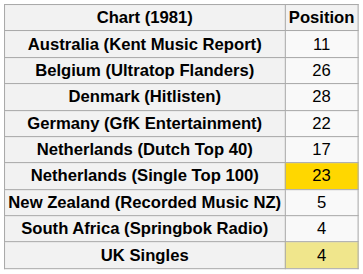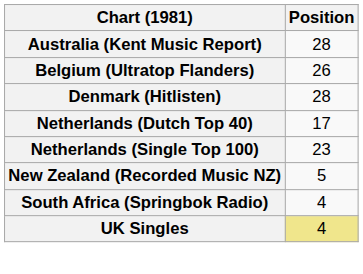(322, 44) 11 -> (322, 44) 28
- row: (145, 123)
(322, 176) gold background -> (322, 149) no background
